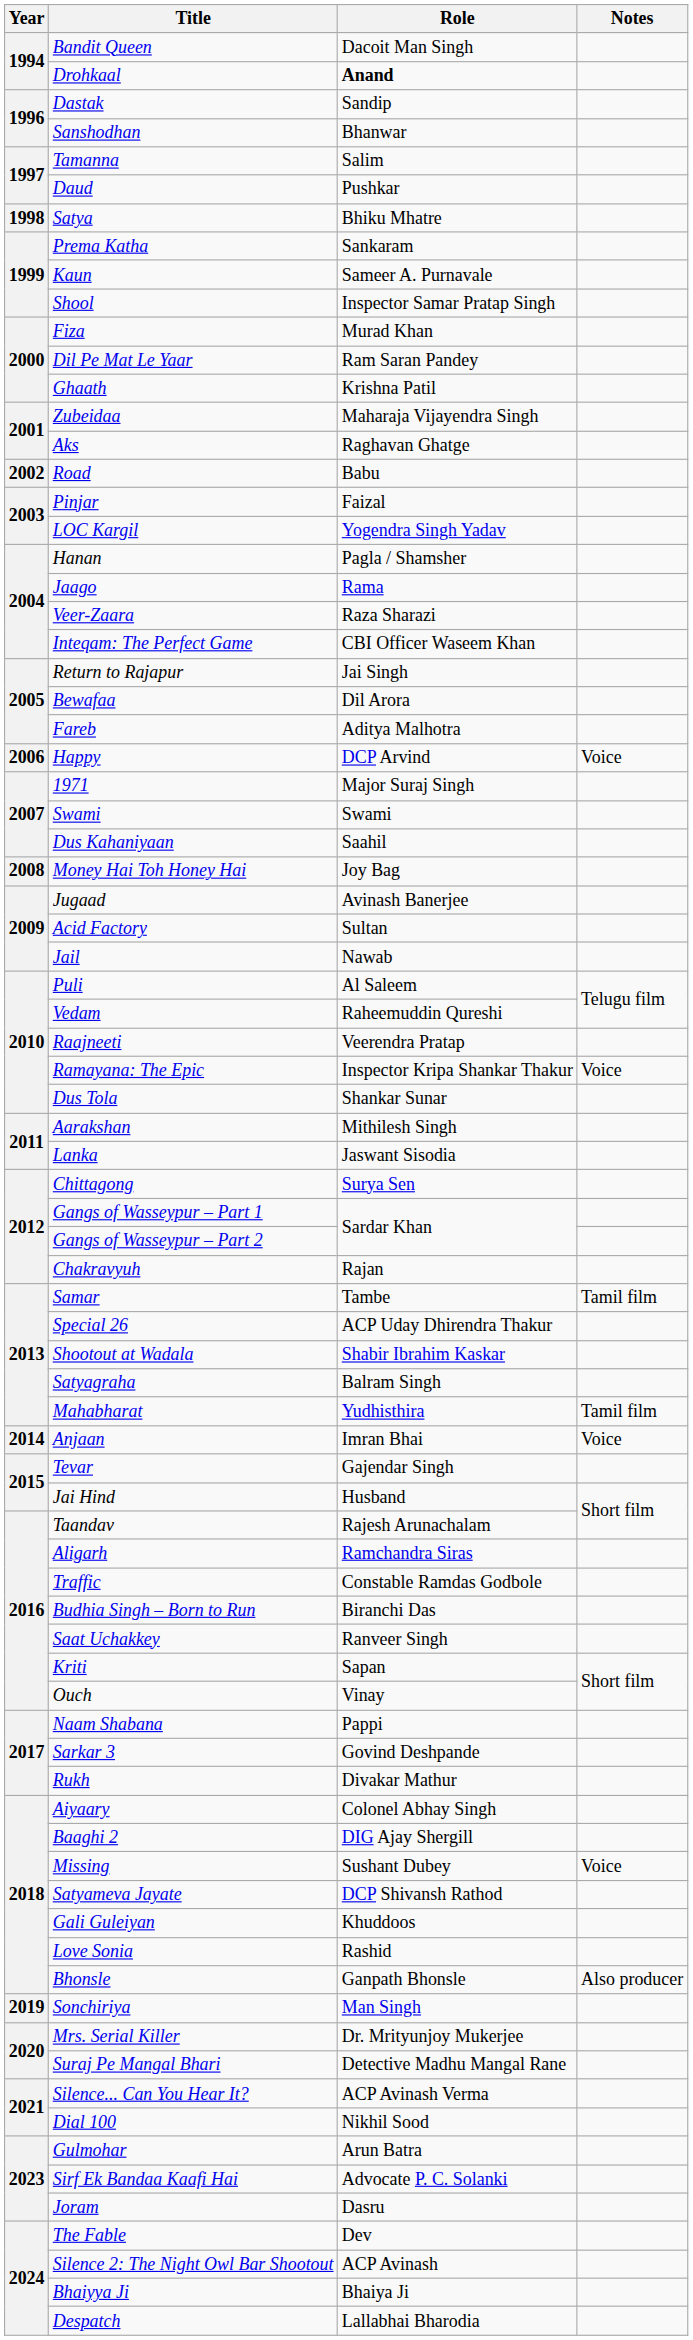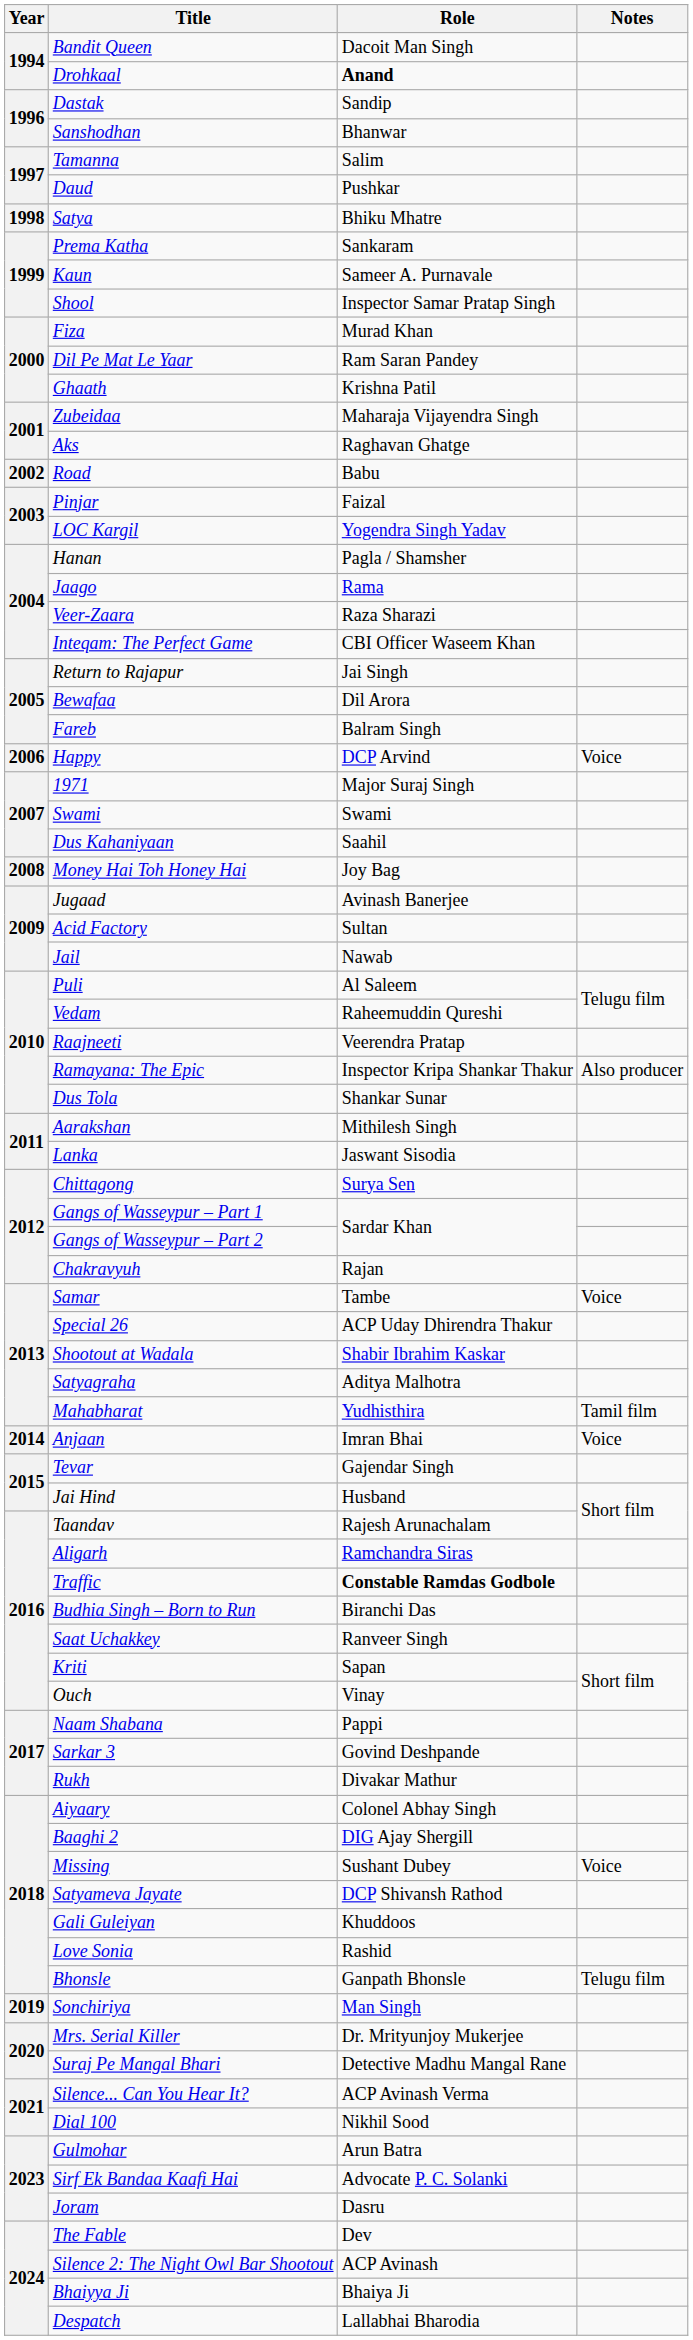(401, 729) Aditya Malhotra -> (391, 729) Balram Singh
(601, 1070) Voice -> (632, 1070) Also producer
(619, 1297) Tamil film -> (601, 1297) Voice
(391, 1382) Balram Singh -> (401, 1382) Aditya Malhotra
(442, 1581) normal -> (448, 1581) bold
(632, 1979) Also producer -> (623, 1979) Telugu film
